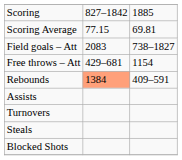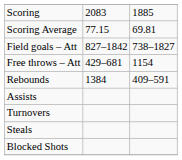(106, 12) 827–1842 -> (96, 12) 2083
(96, 46) 2083 -> (106, 46) 827–1842
(96, 79) lightsalmon background -> (96, 79) no background
